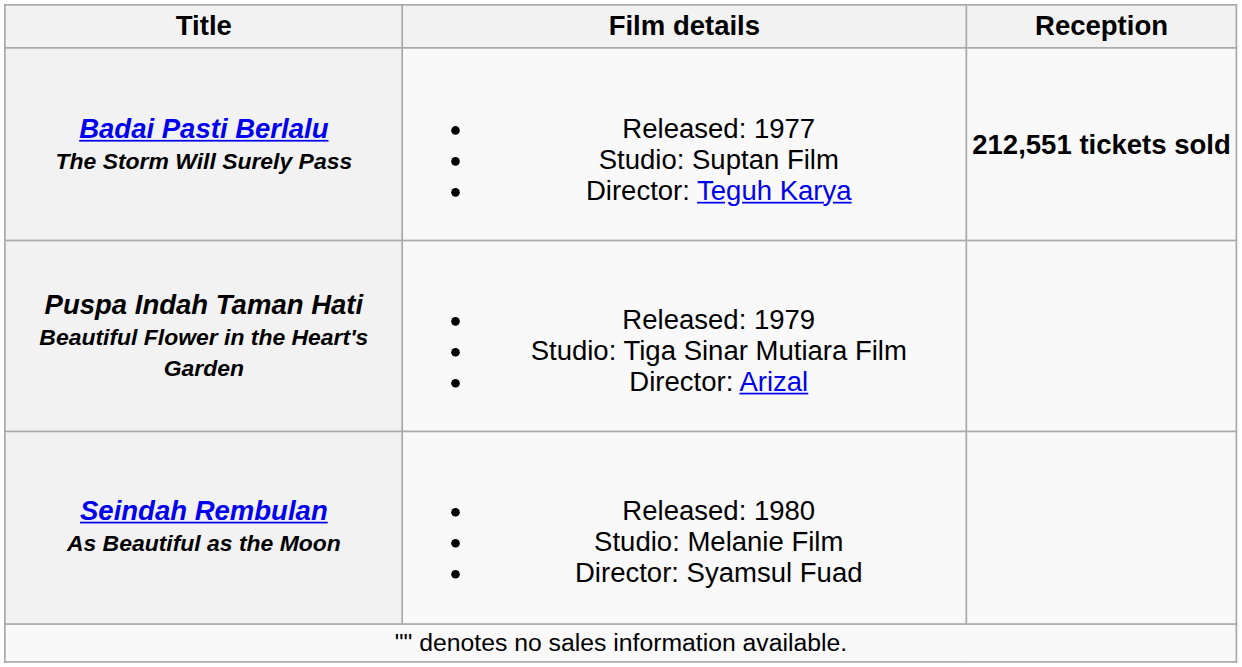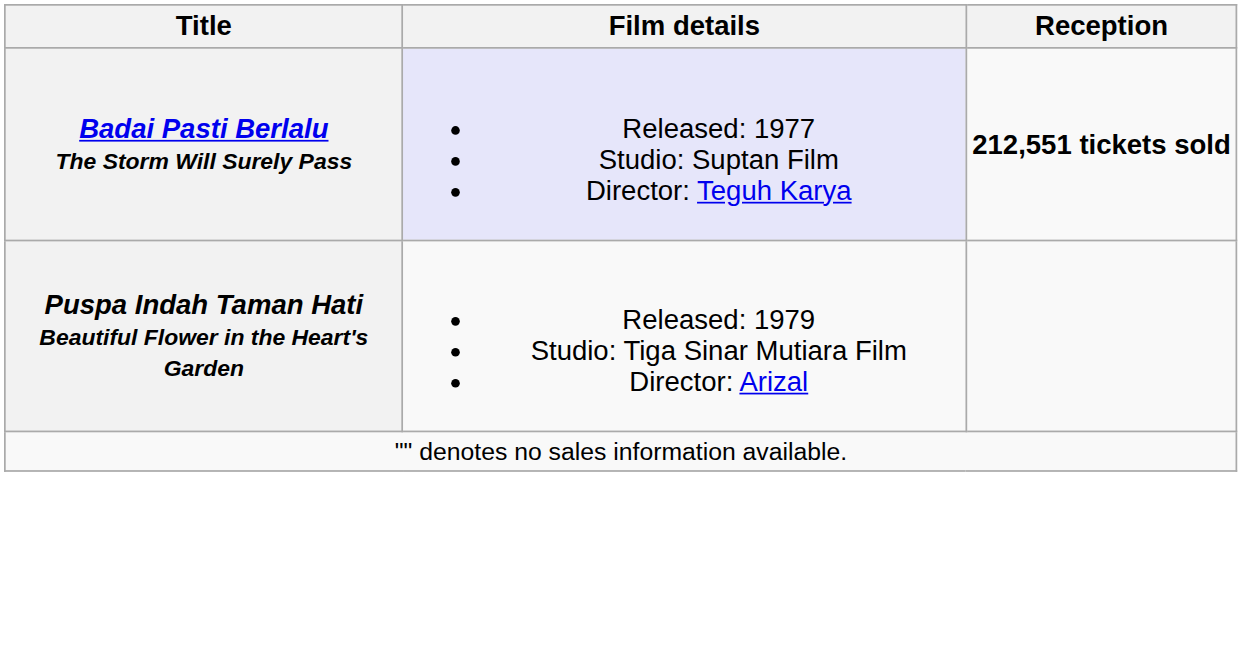(684, 160) no background -> (684, 160) lavender background
- row: (204, 527)
